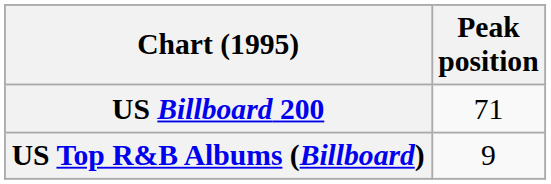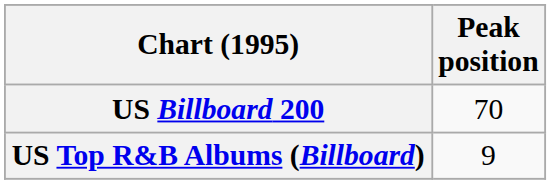(488, 108) 71 -> (488, 108) 70
